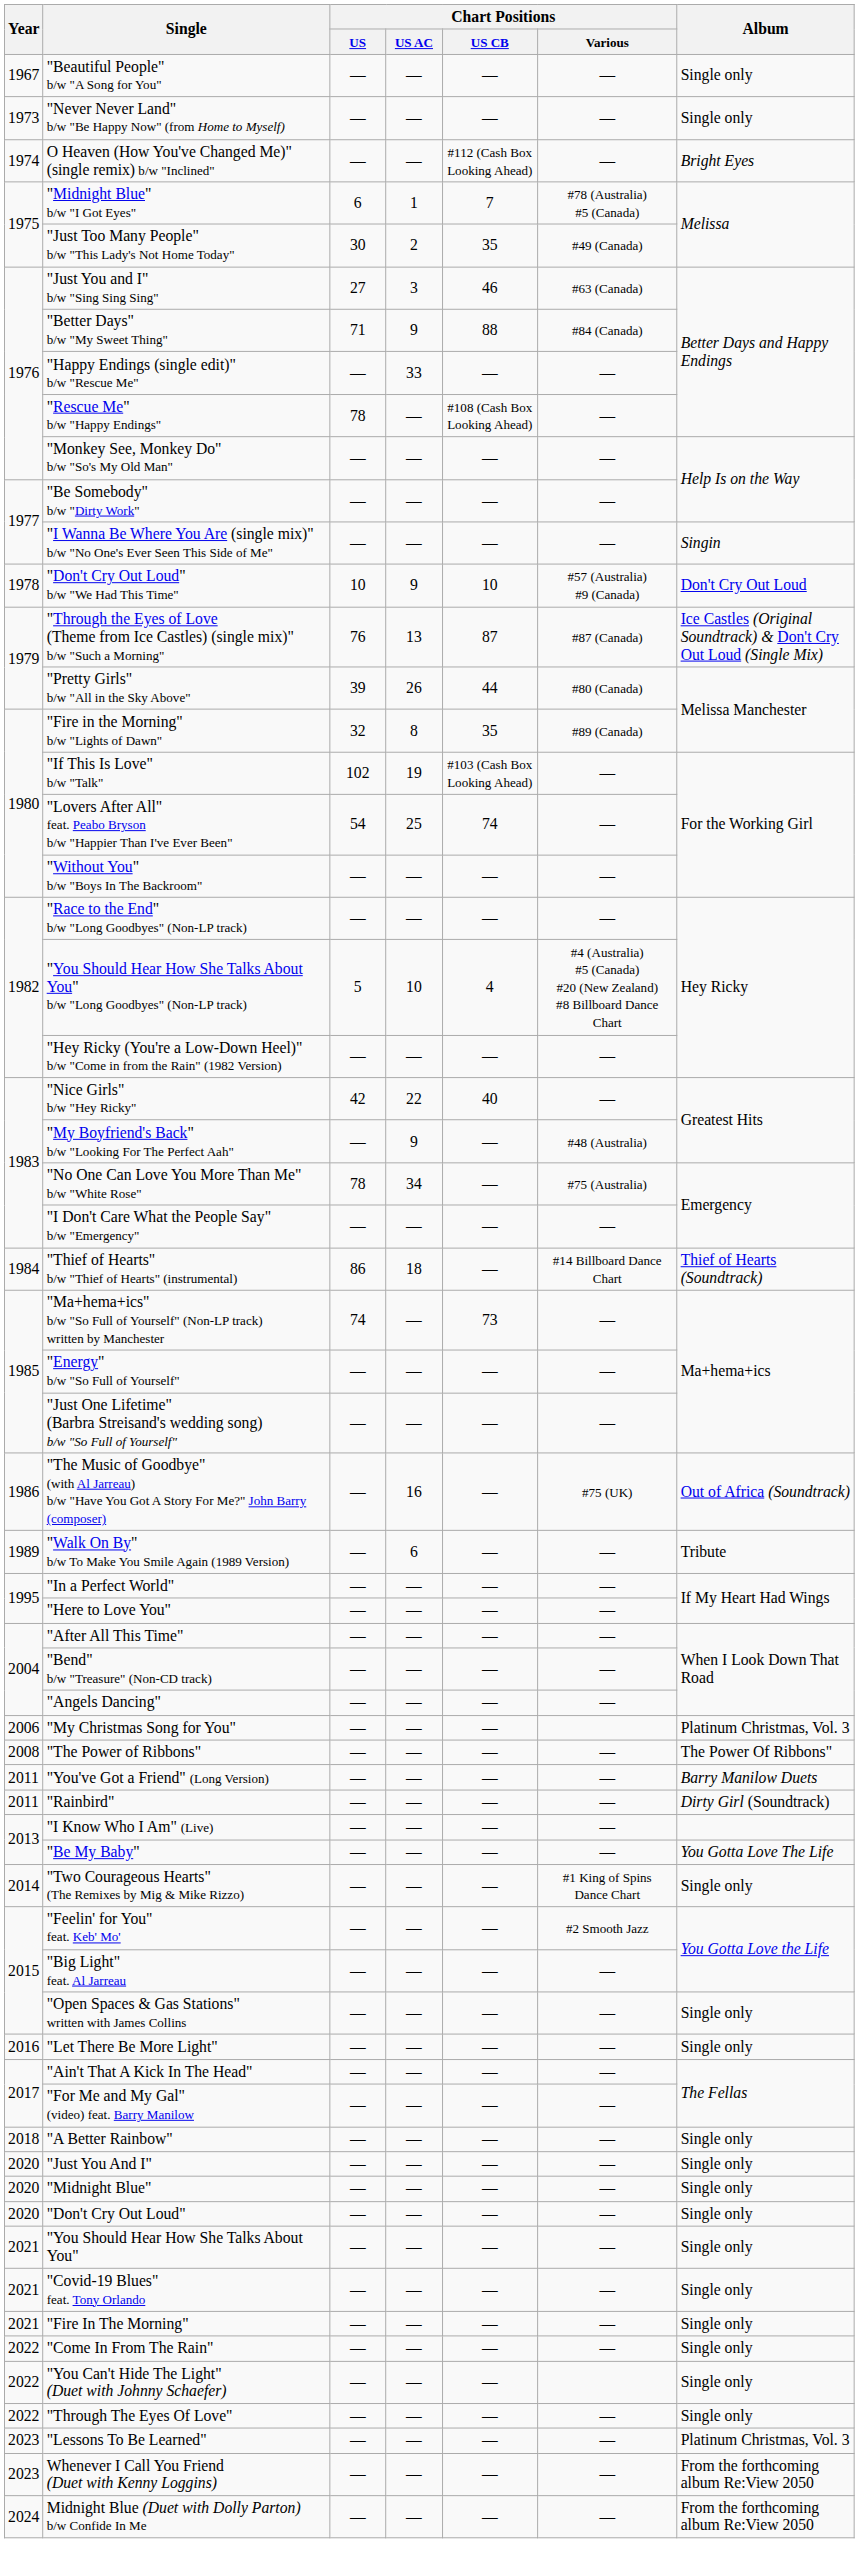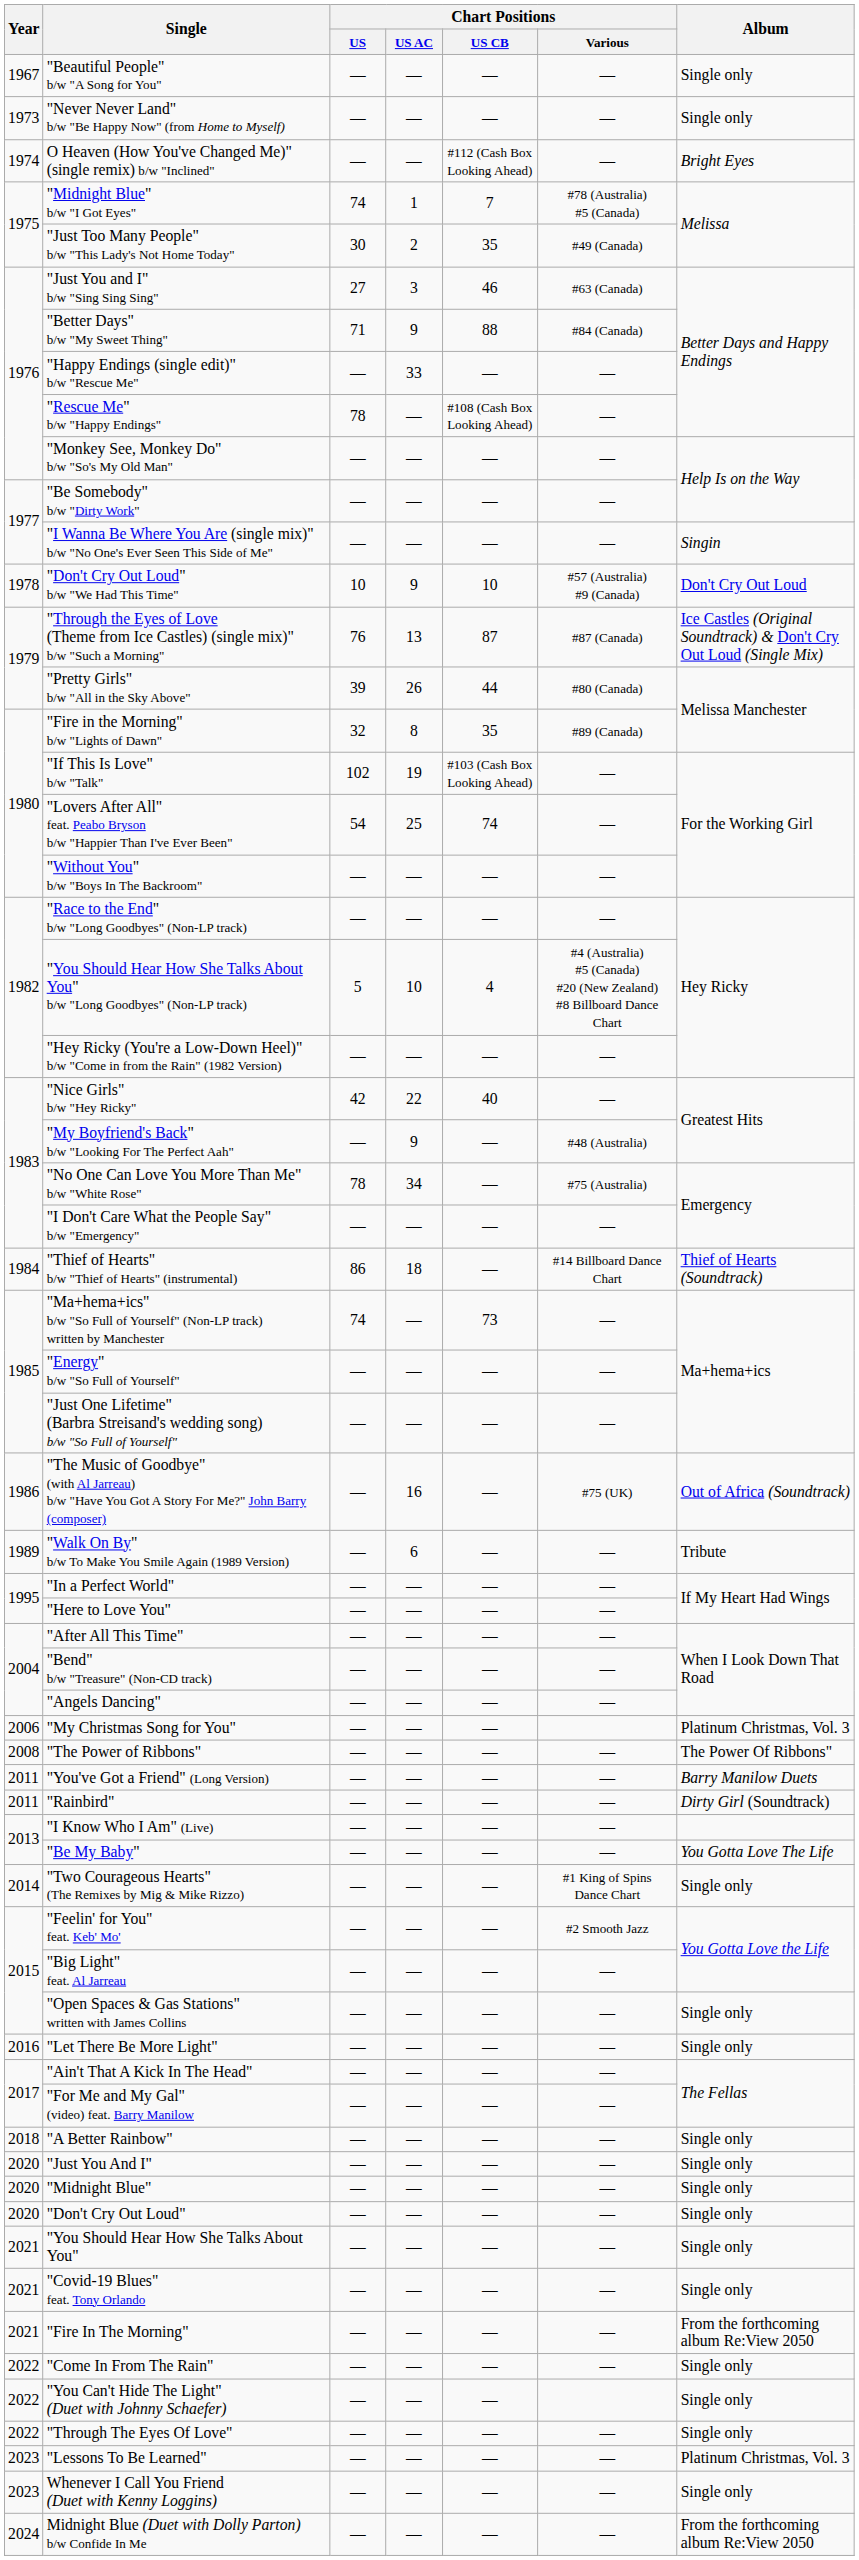(358, 203) 6 -> (358, 203) 74
(717, 2323) Single only -> (750, 2332) From the forthcoming album Re:View 2050
(750, 2474) From the forthcoming album Re:View 2050 -> (717, 2492) Single only
